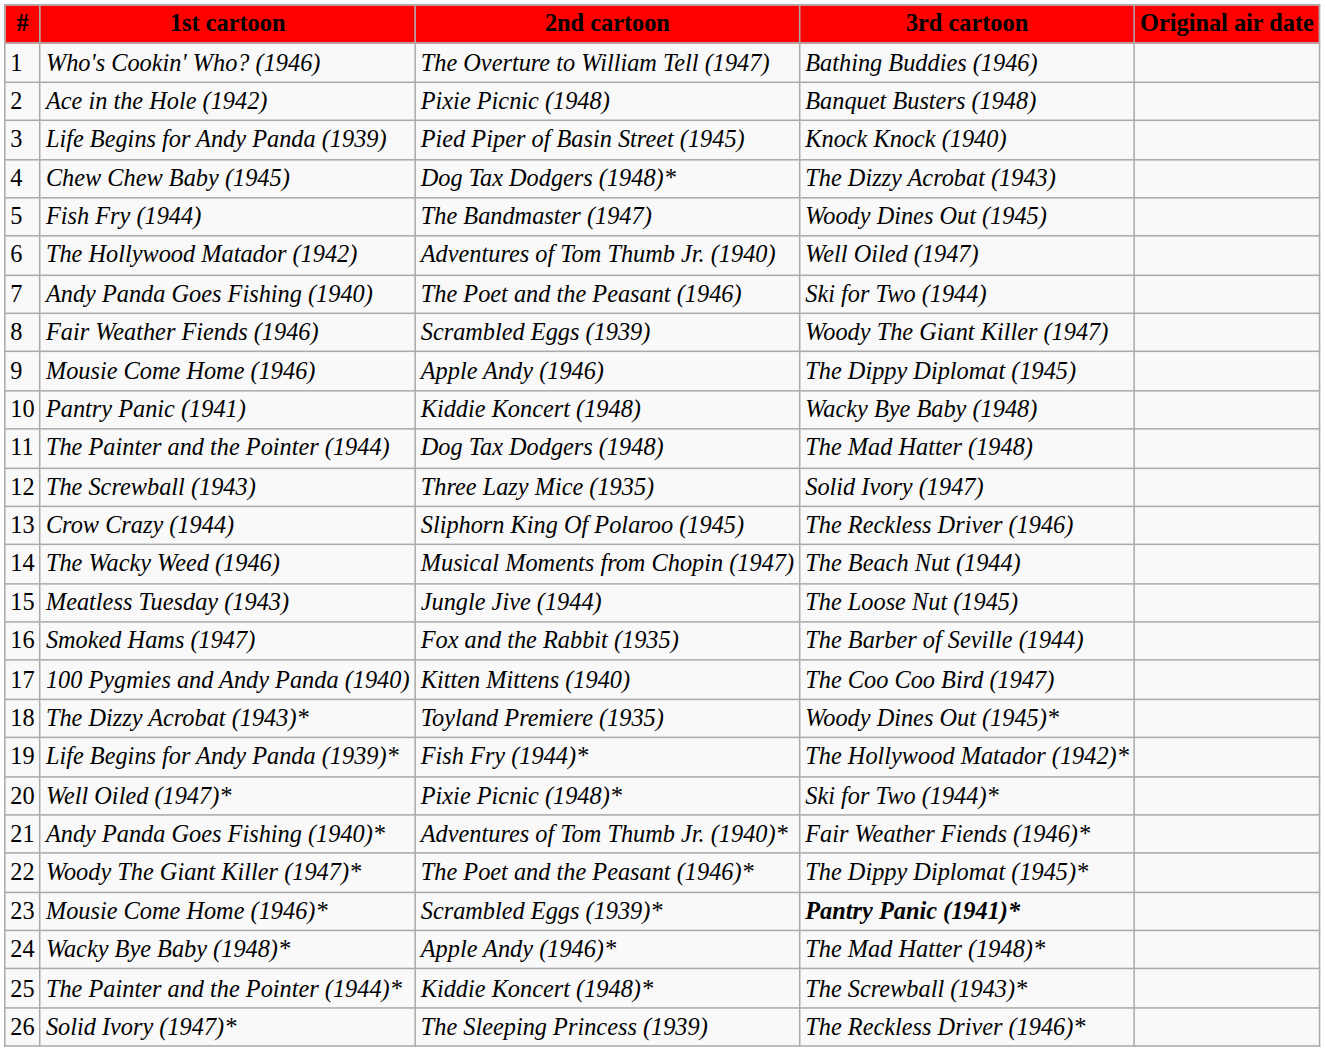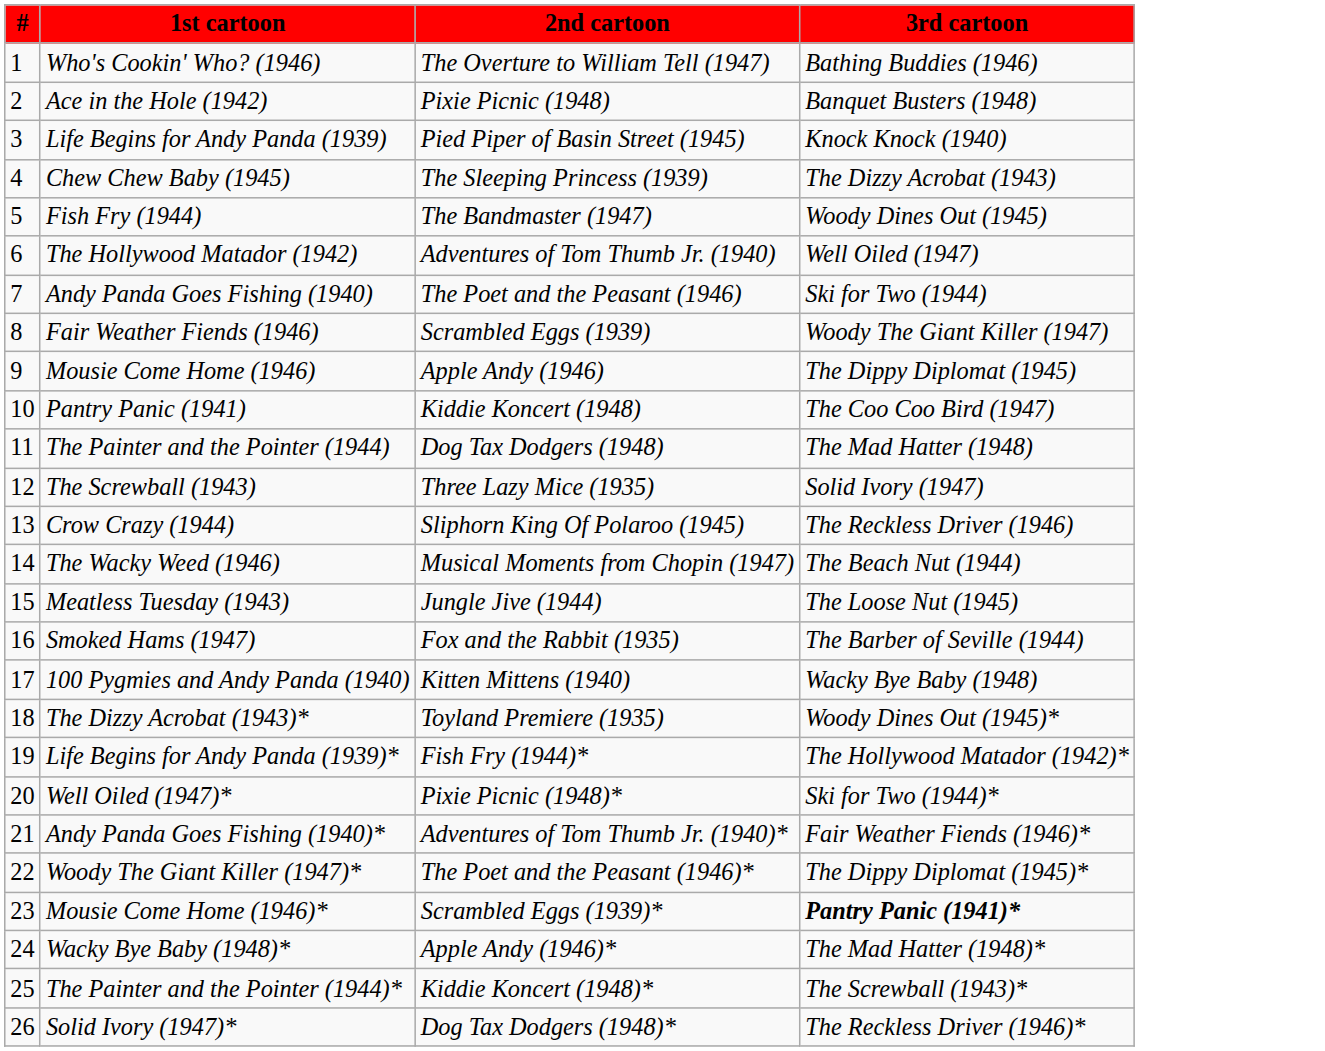- column: (1227, 23)
(548, 178) Dog Tax Dodgers (1948)* -> (564, 178) The Sleeping Princess (1939)
(921, 409) Wacky Bye Baby (1948) -> (930, 409) The Coo Coo Bird (1947)
(930, 679) The Coo Coo Bird (1947) -> (921, 679) Wacky Bye Baby (1948)
(564, 1026) The Sleeping Princess (1939) -> (548, 1026) Dog Tax Dodgers (1948)*
